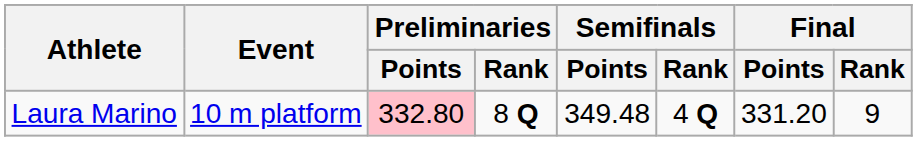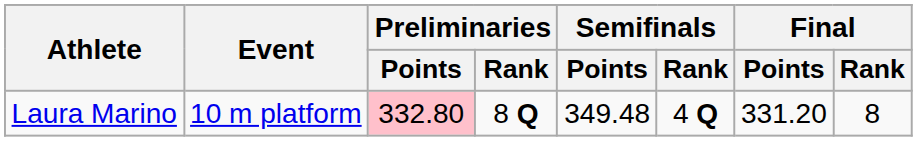(872, 114) 9 -> (872, 114) 8
